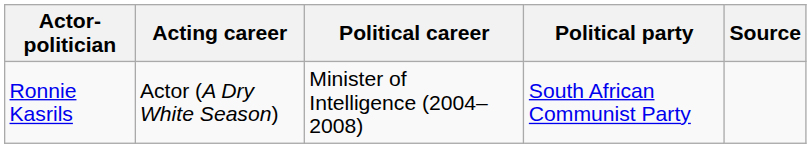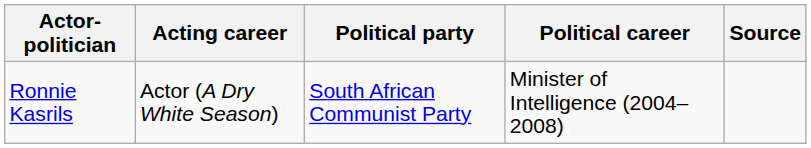columns swapped: (624, 33) <-> (414, 33)
